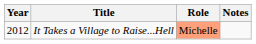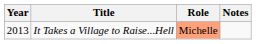(18, 30) 2012 -> (18, 30) 2013
